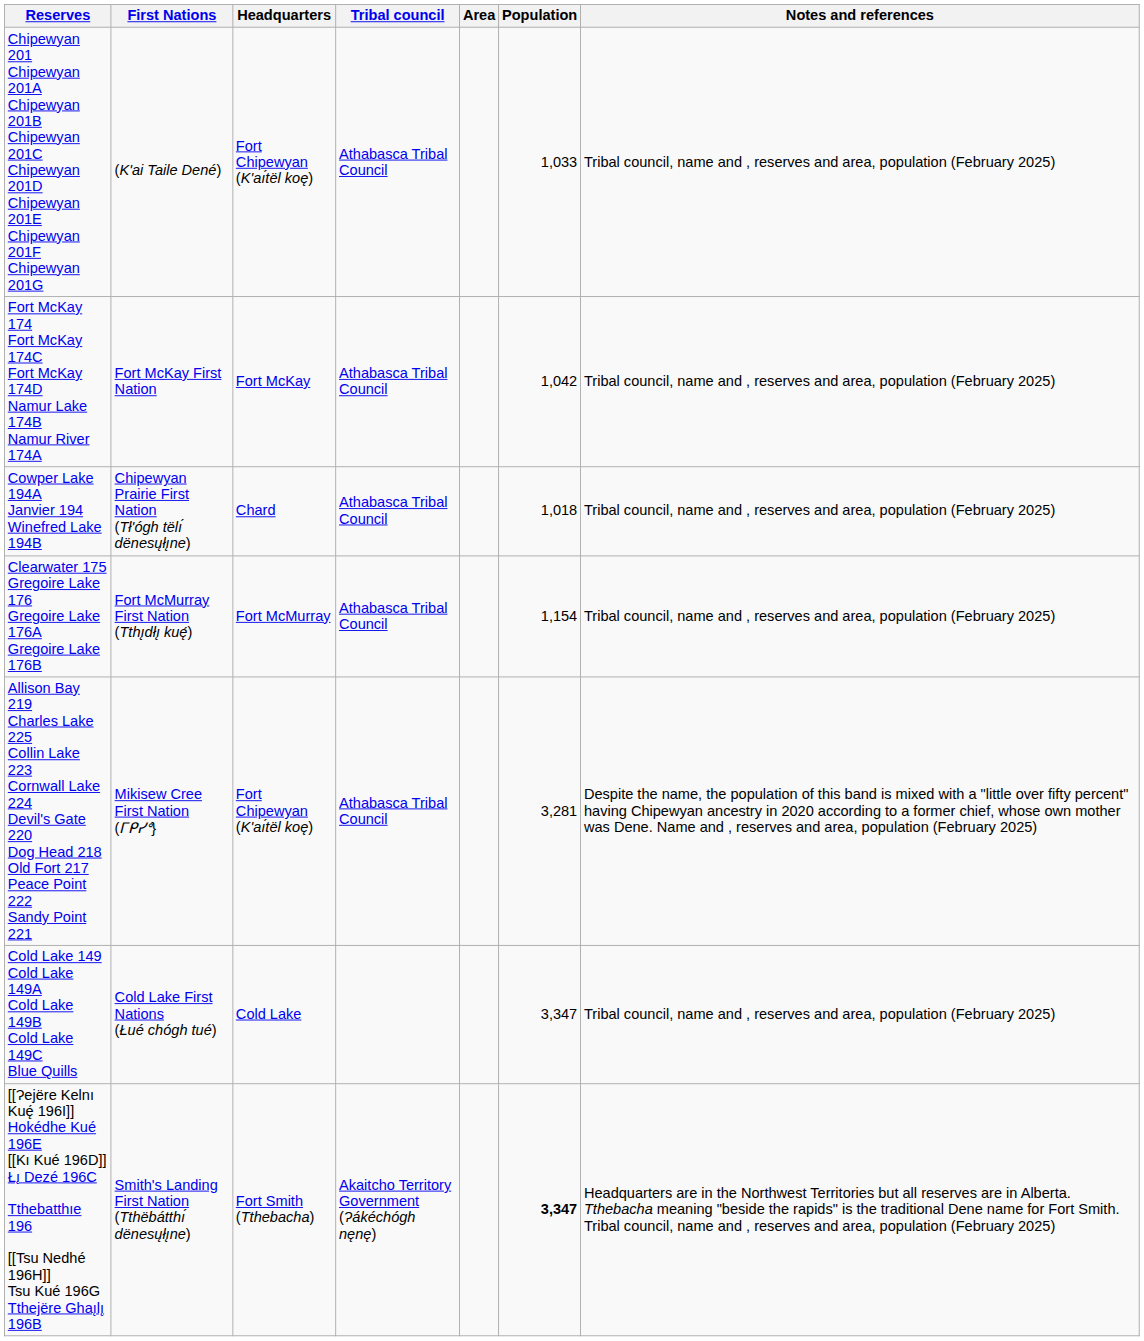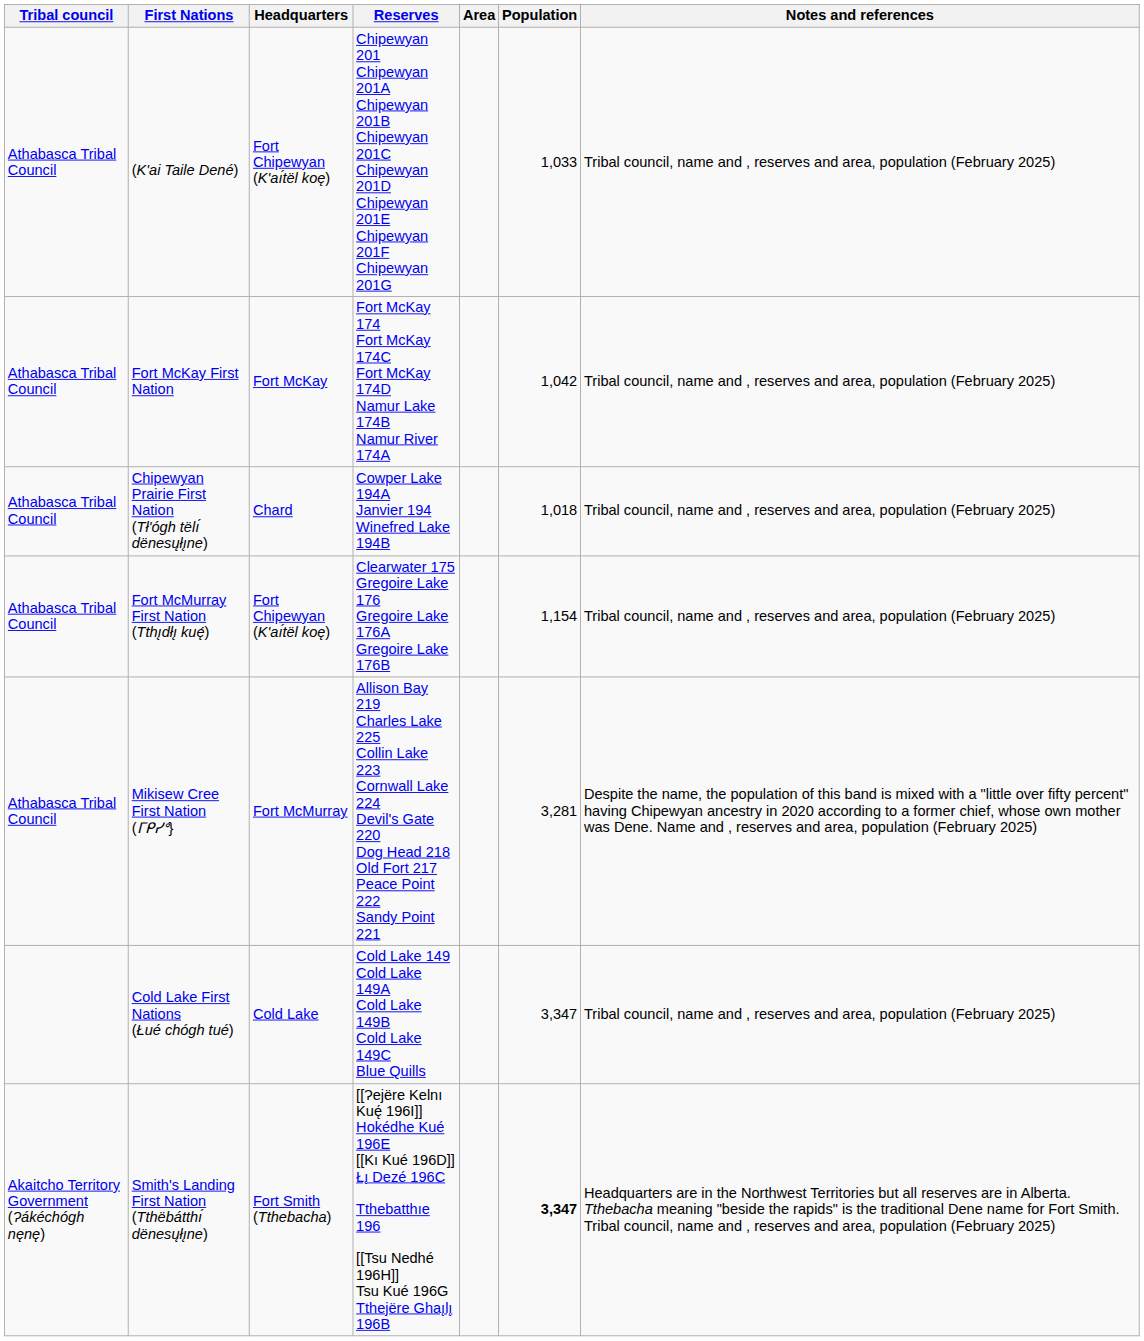columns swapped: (398, 16) <-> (58, 16)
(283, 616) Fort McMurray -> (292, 616) Fort Chipewyan (K'aı́tël koę)
(274, 811) Fort Chipewyan (K'aı́tël koę) -> (300, 811) Fort McMurray
